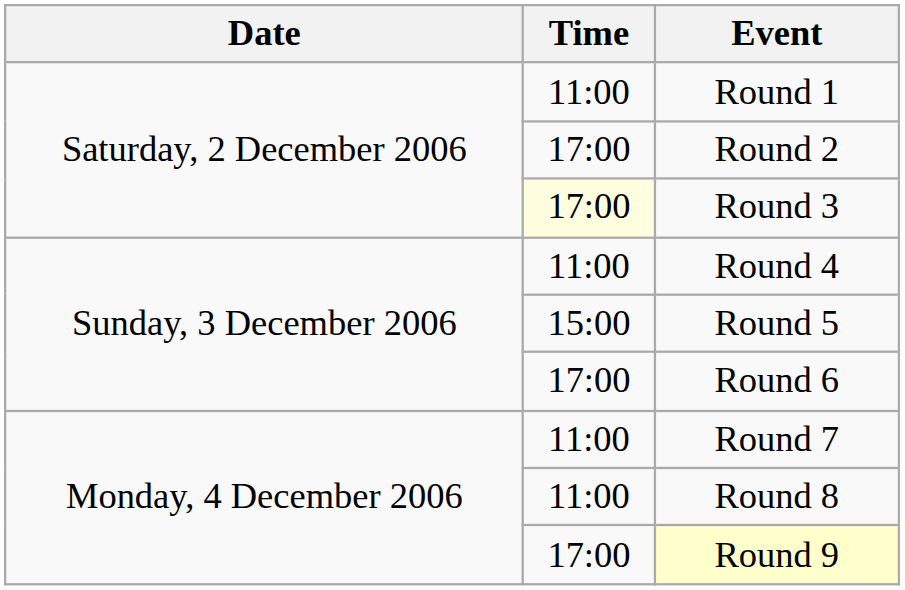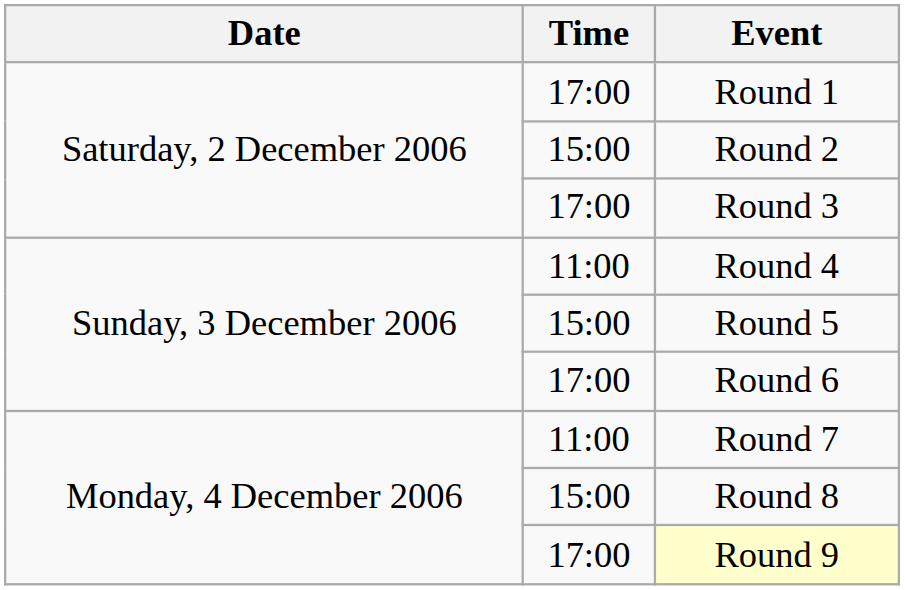(589, 91) 11:00 -> (589, 91) 17:00
(589, 149) 17:00 -> (589, 149) 15:00
(589, 206) lightyellow background -> (589, 206) no background
(589, 496) 11:00 -> (589, 496) 15:00
